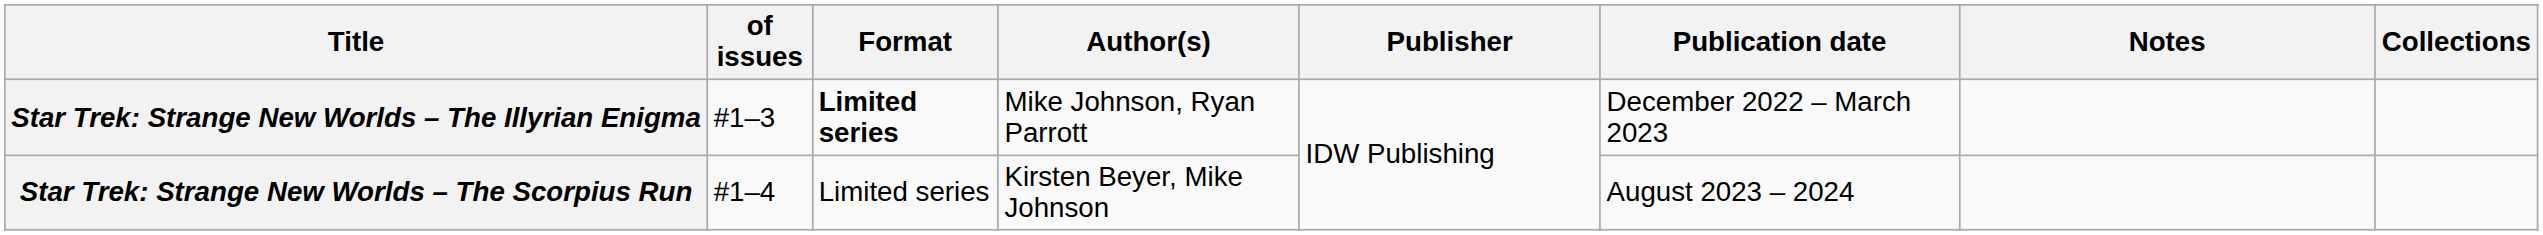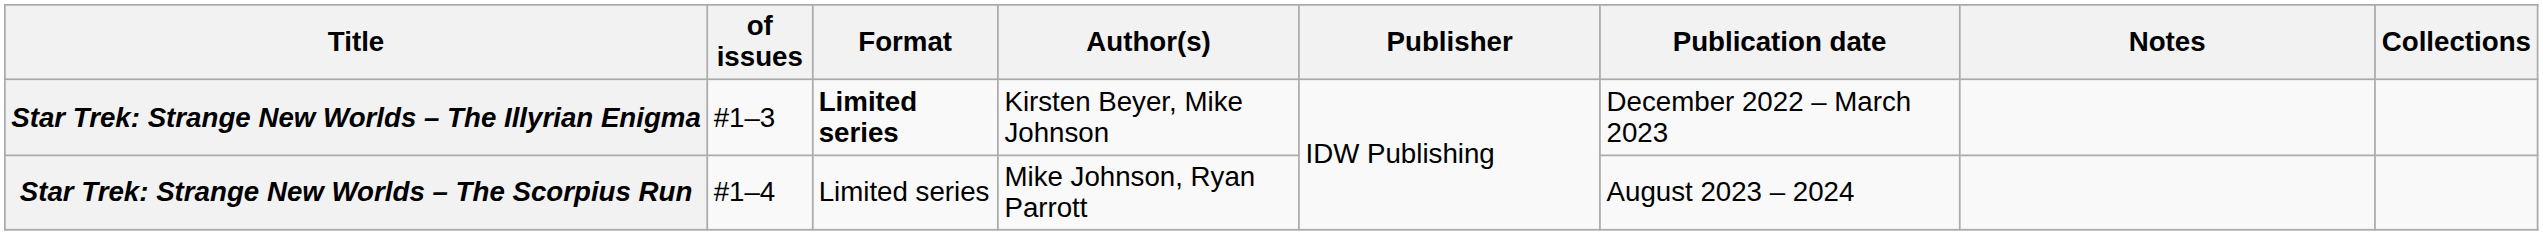(1130, 117) Mike Johnson, Ryan Parrott -> (1124, 117) Kirsten Beyer, Mike Johnson
(1124, 192) Kirsten Beyer, Mike Johnson -> (1130, 192) Mike Johnson, Ryan Parrott
